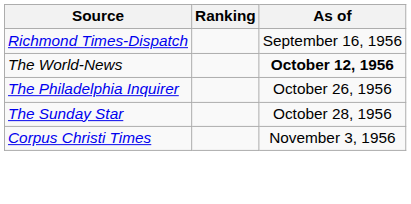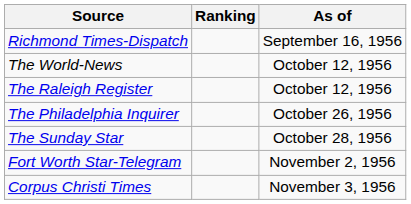(332, 65) bold -> (332, 65) normal
+ row: (80, 89)
+ row: (95, 162)
